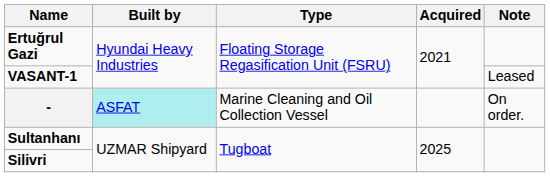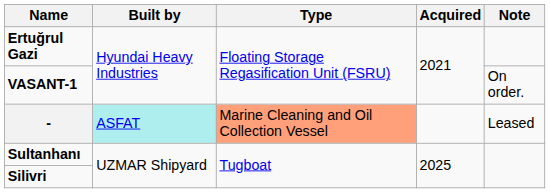(511, 76) Leased -> (506, 84) On order.
(296, 107) no background -> (296, 123) lightsalmon background
(506, 107) On order. -> (511, 123) Leased
